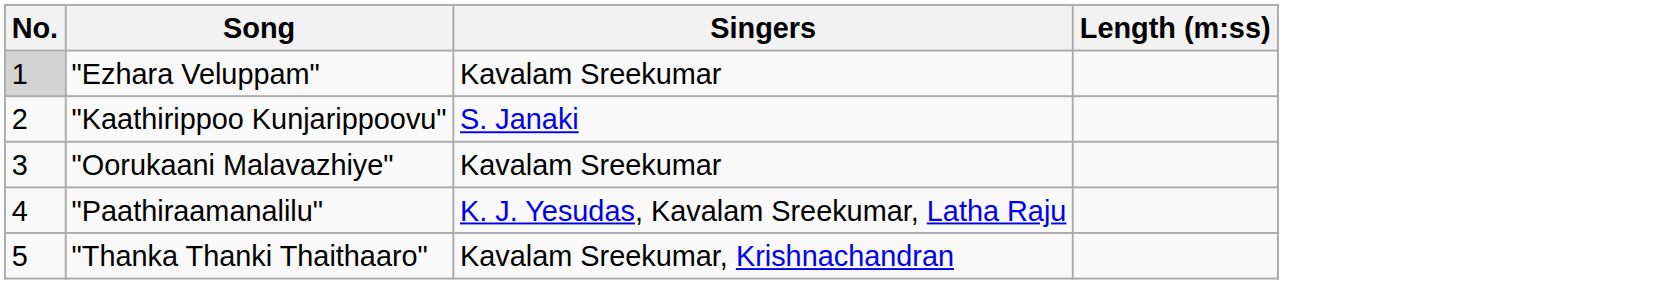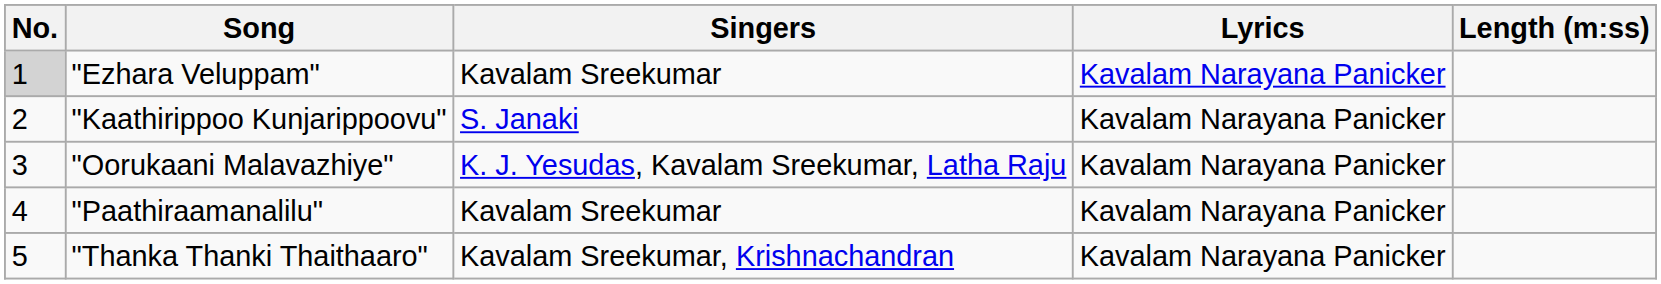+ column: (1263, 28)
(591, 165) Kavalam Sreekumar -> (763, 165) K. J. Yesudas, Kavalam Sreekumar, Latha Raju
(763, 211) K. J. Yesudas, Kavalam Sreekumar, Latha Raju -> (591, 211) Kavalam Sreekumar
